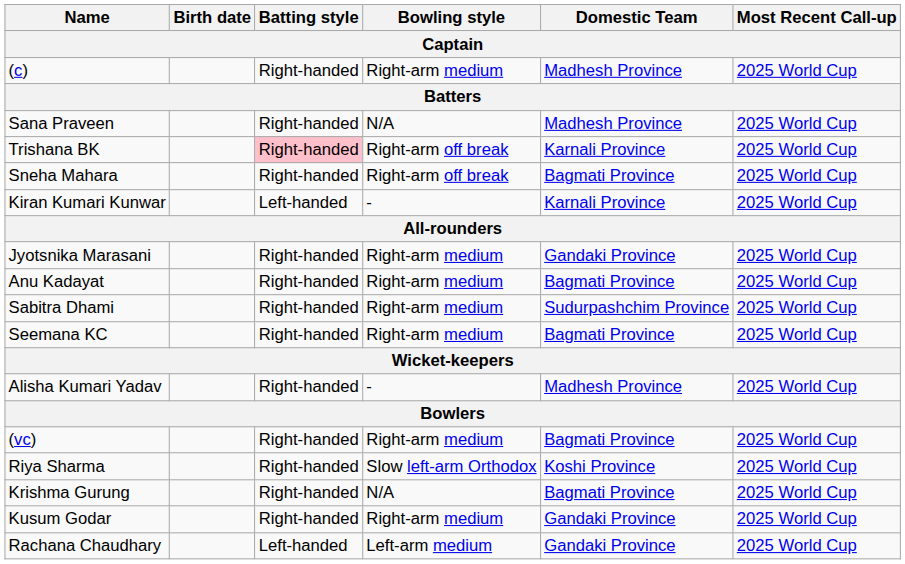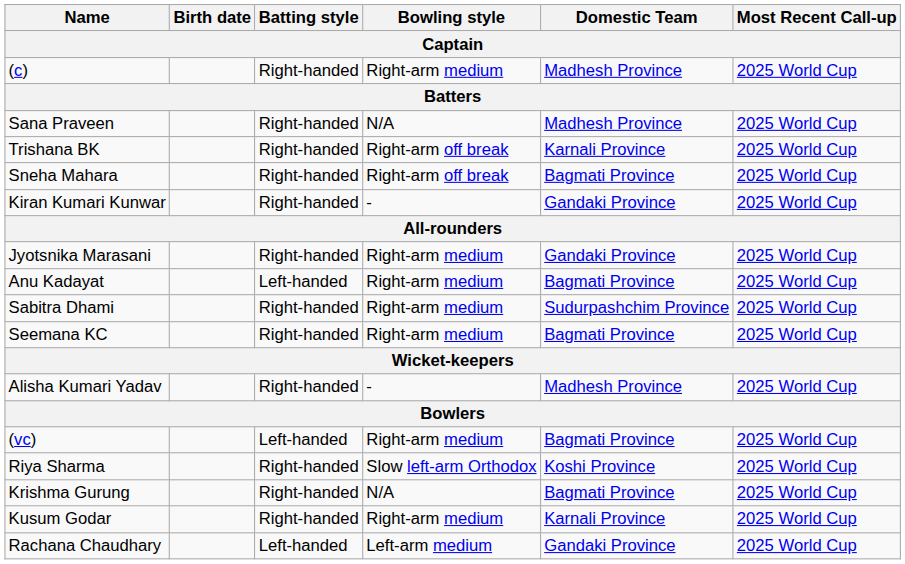(309, 149) pink background -> (309, 149) no background
(303, 202) Left-handed -> (309, 202) Right-handed
(605, 202) Karnali Province -> (610, 202) Gandaki Province
(309, 281) Right-handed -> (303, 281) Left-handed
(309, 439) Right-handed -> (303, 439) Left-handed
(610, 519) Gandaki Province -> (605, 519) Karnali Province
